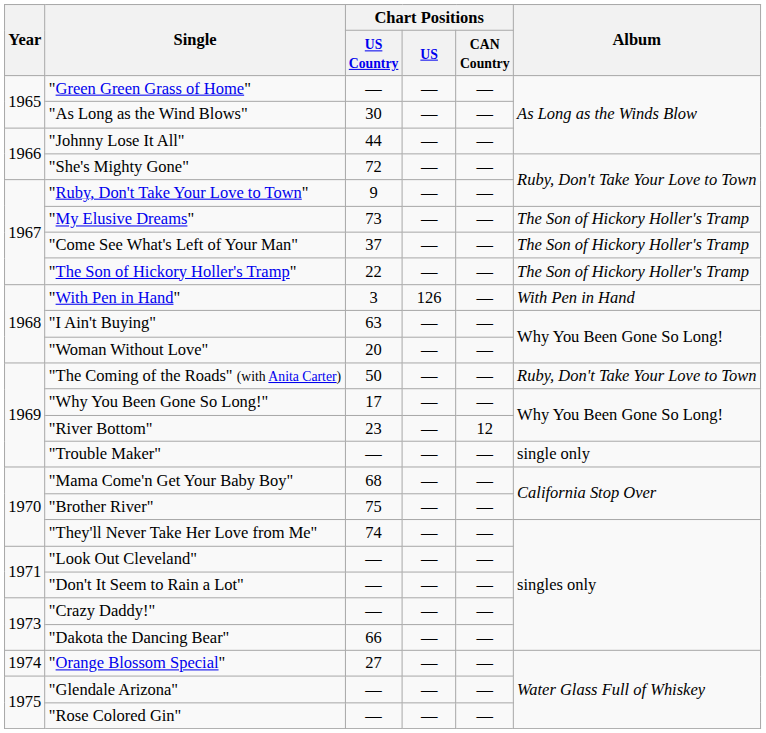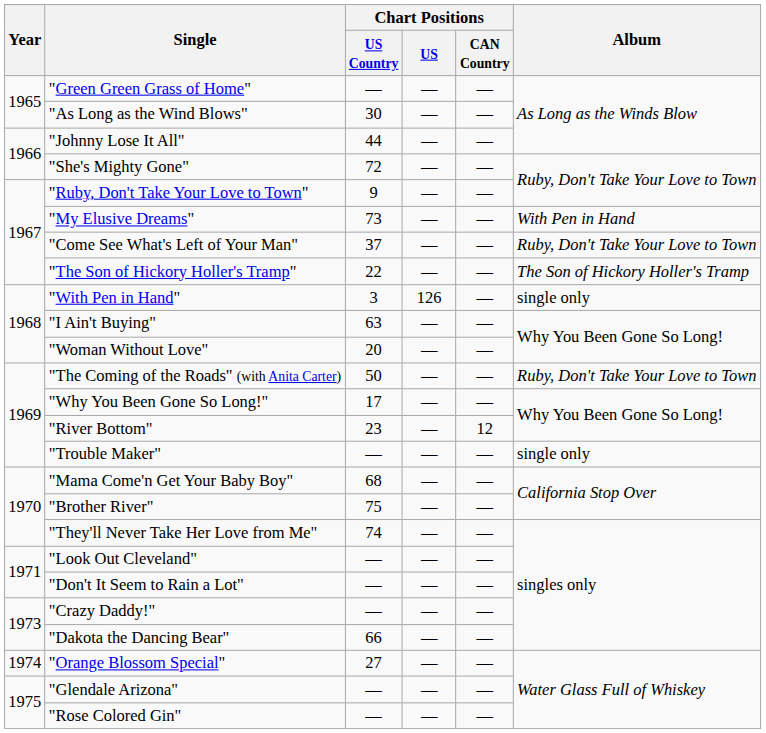(633, 219) The Son of Hickory Holler's Tramp -> (576, 219) With Pen in Hand
(633, 245) The Son of Hickory Holler's Tramp -> (637, 245) Ruby, Don't Take Your Love to Town
(576, 297) With Pen in Hand -> (553, 297) single only
